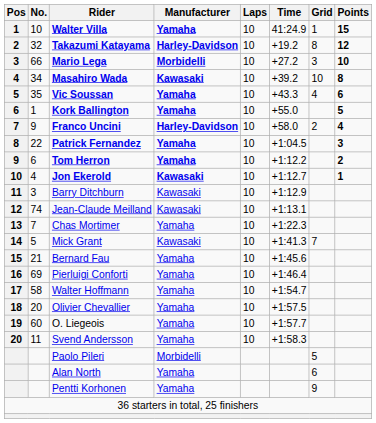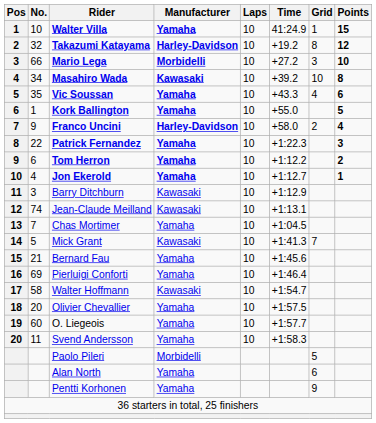(289, 144) +1:04.5 -> (289, 144) +1:22.3
(180, 176) Kawasaki -> (176, 176) Yamaha
(289, 225) +1:22.3 -> (289, 225) +1:04.5
(175, 291) Yamaha -> (179, 291) Kawasaki
